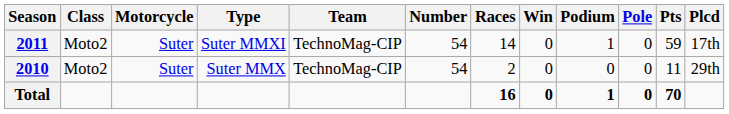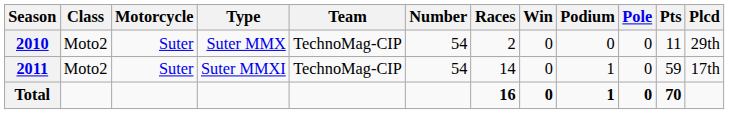rows swapped: (32, 69) <-> (32, 43)
